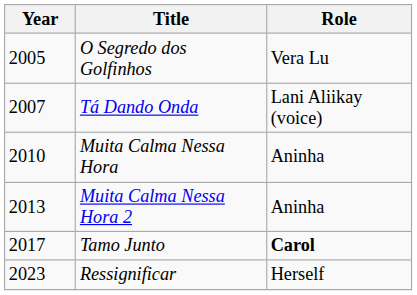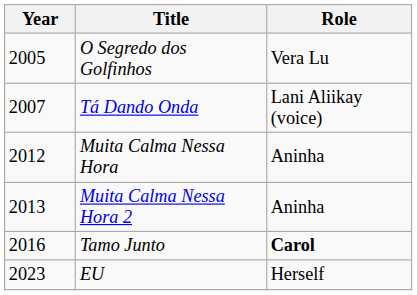(27, 157) 2010 -> (27, 157) 2012
(27, 245) 2017 -> (27, 245) 2016
+ row: (92, 274)
- row: (128, 274)
